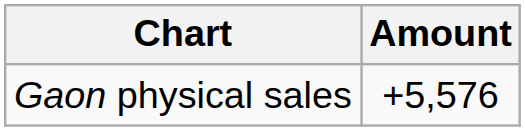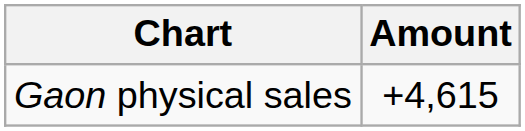(441, 94) +5,576 -> (441, 94) +4,615
